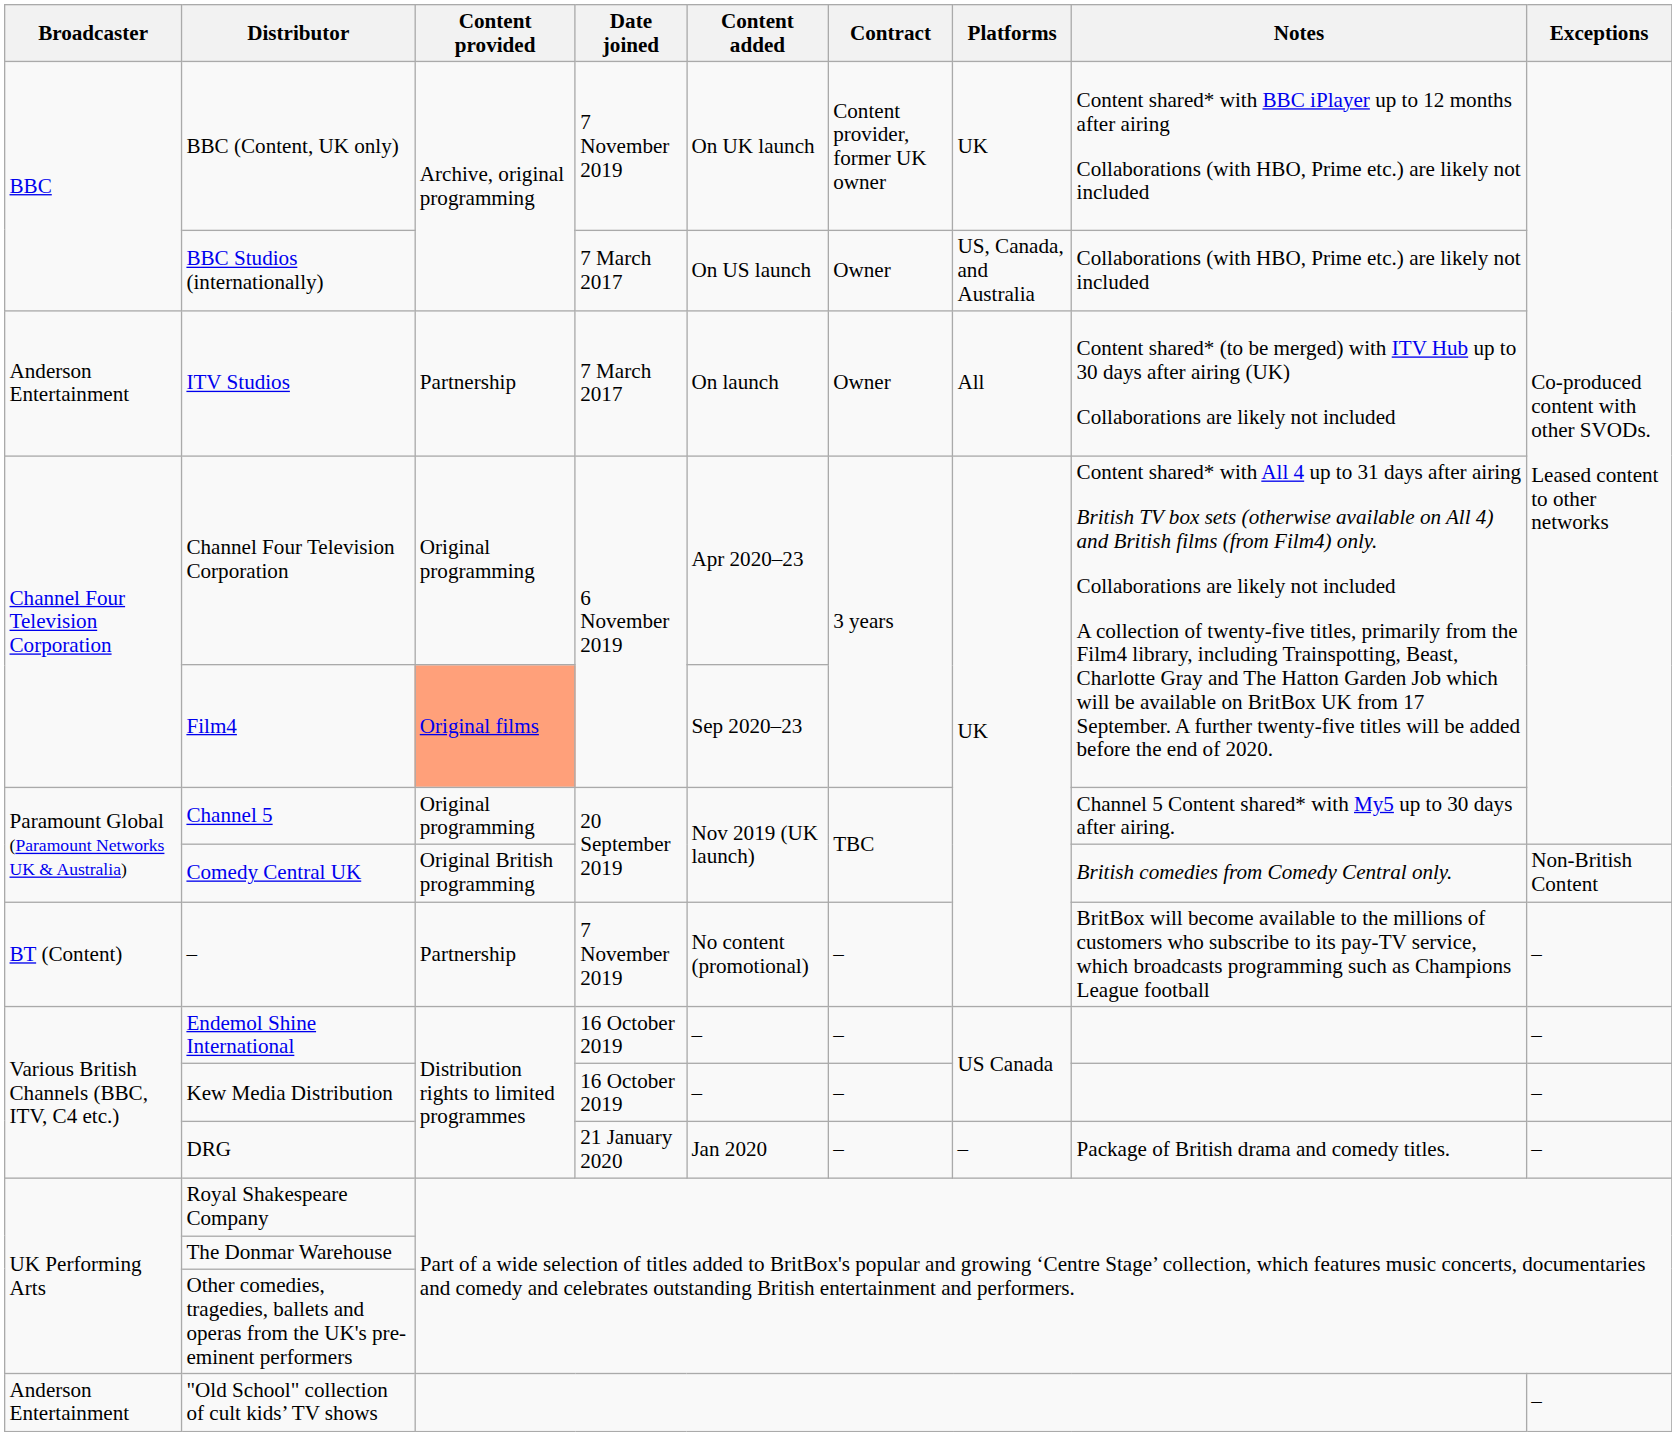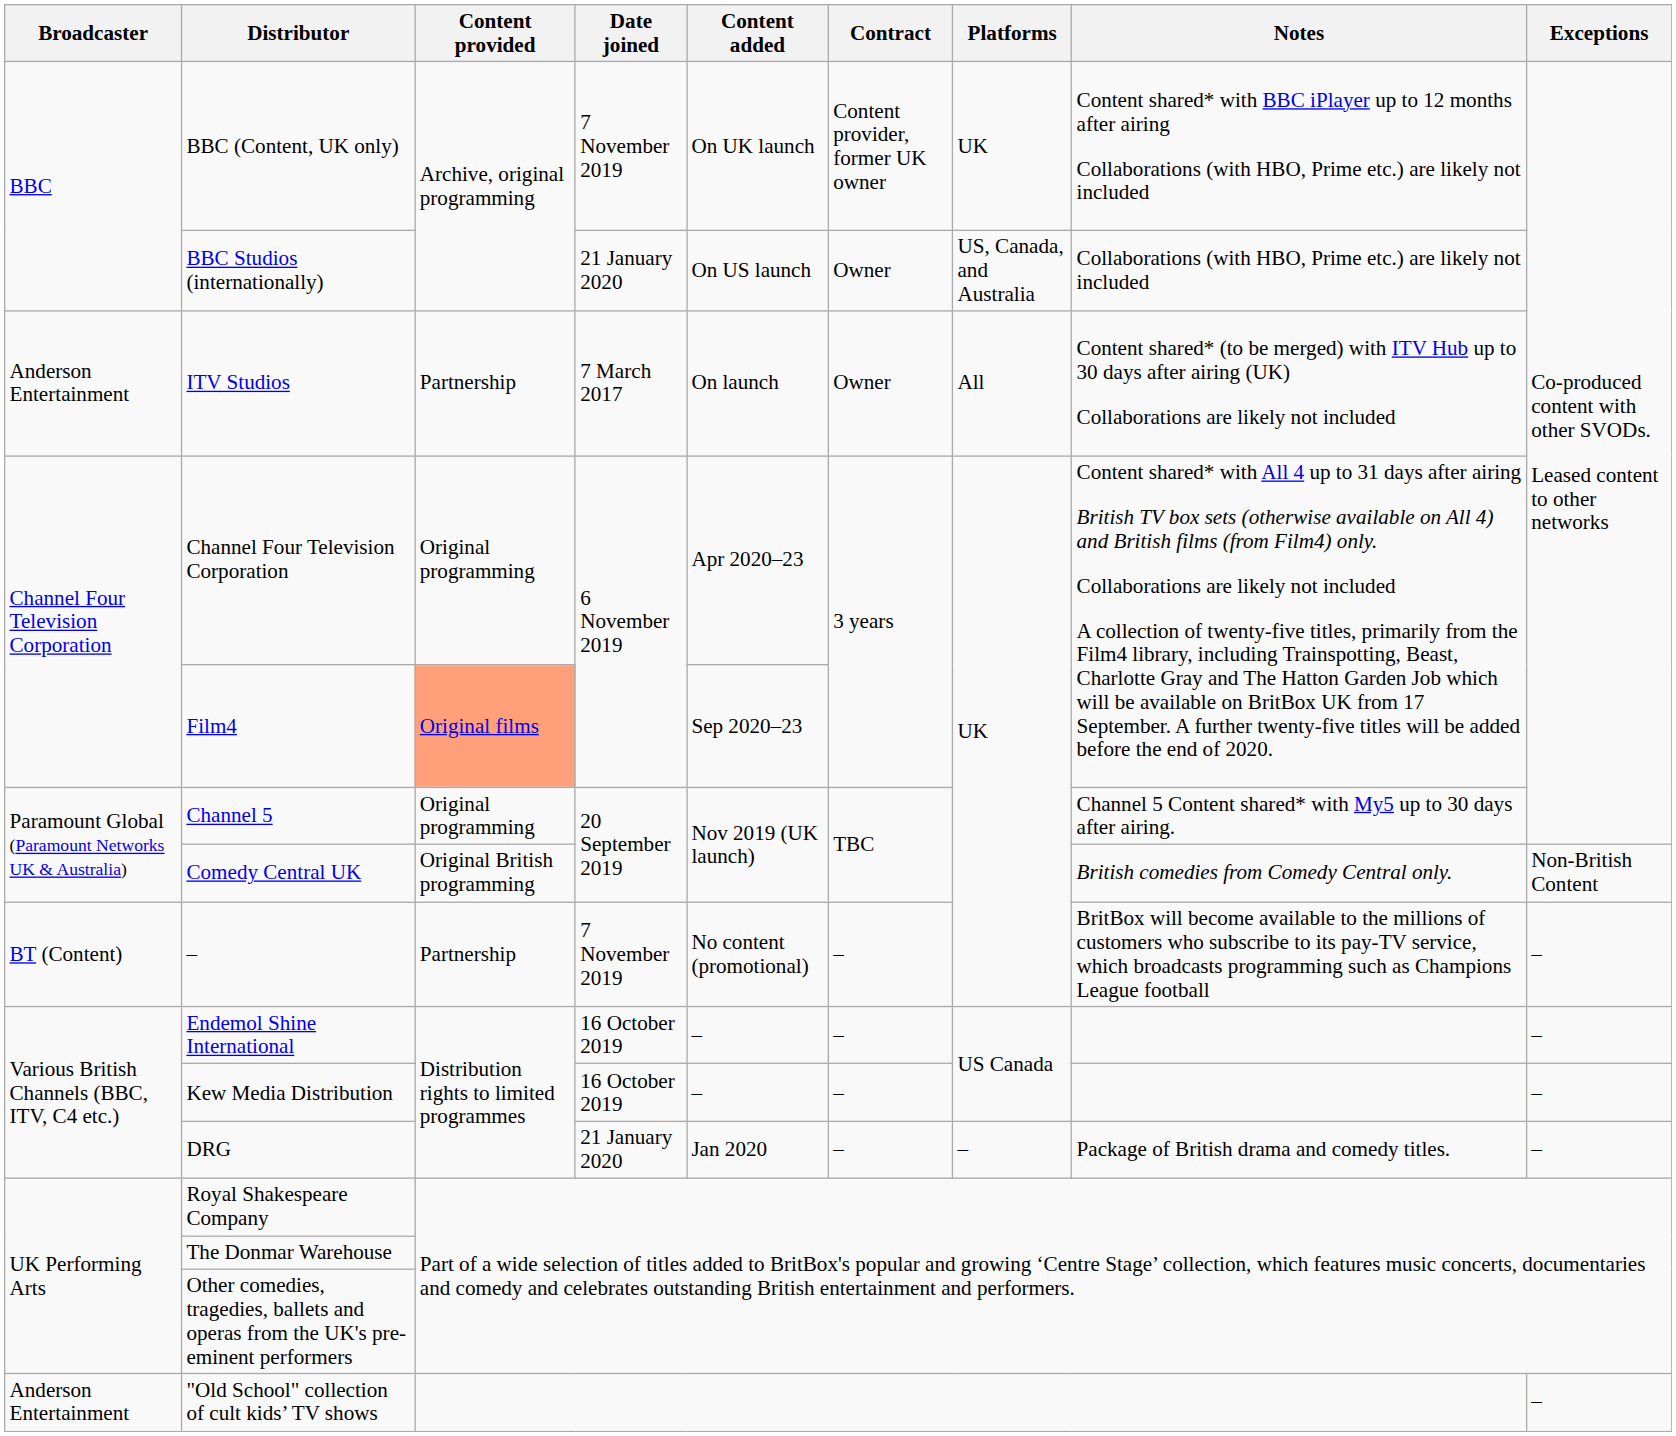(616, 270) 7 March 2017 -> (626, 270) 21 January 2020
